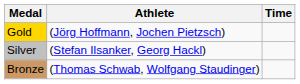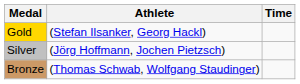(137, 32) (Jörg Hoffmann, Jochen Pietzsch) -> (128, 32) (Stefan Ilsanker, Georg Hackl)
(128, 50) (Stefan Ilsanker, Georg Hackl) -> (137, 50) (Jörg Hoffmann, Jochen Pietzsch)
